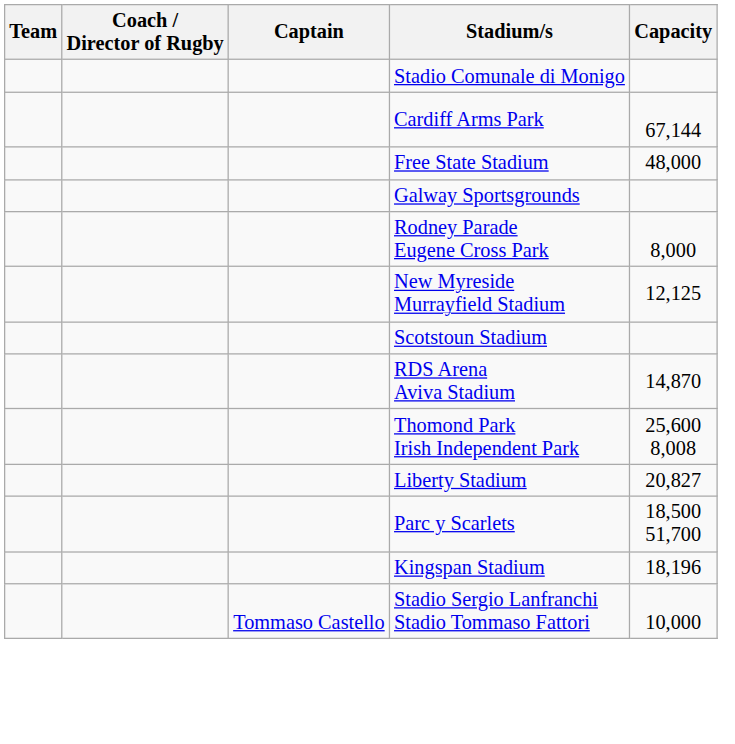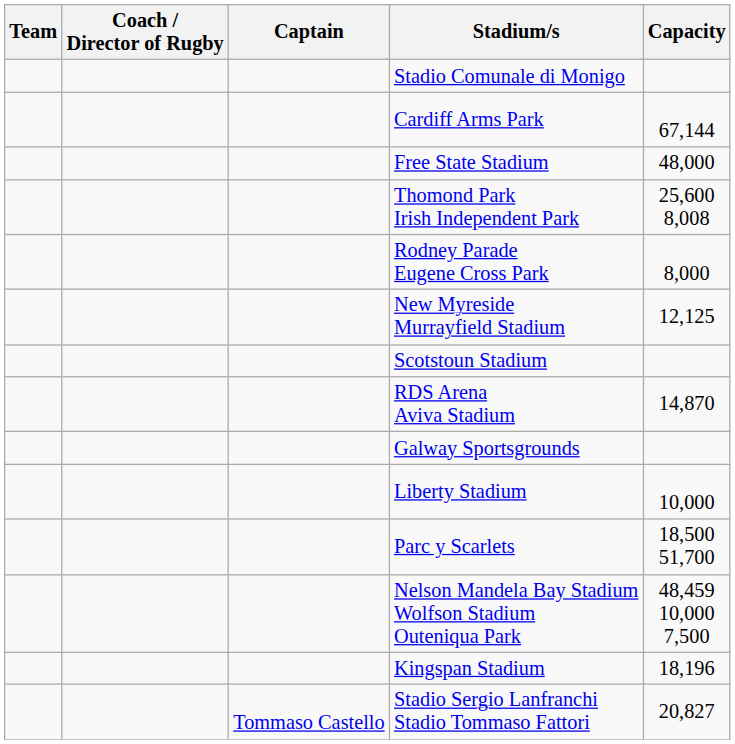rows swapped: (487, 195) <-> (487, 436)
(673, 480) 20,827 -> (687, 502) 10,000
+ row: (516, 613)
(673, 622) 10,000 -> (687, 711) 20,827
